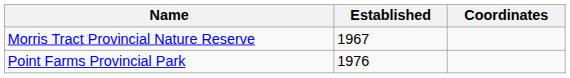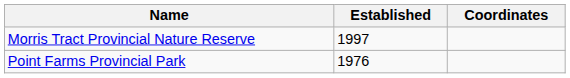(353, 38) 1967 -> (353, 38) 1997
